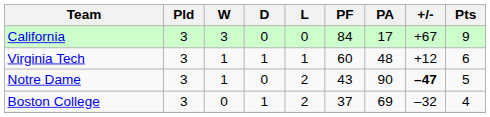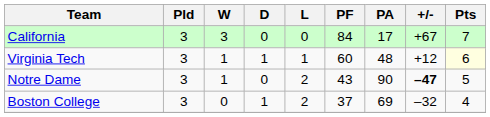(466, 36) 9 -> (466, 36) 7
(466, 58) no background -> (466, 58) lightyellow background
